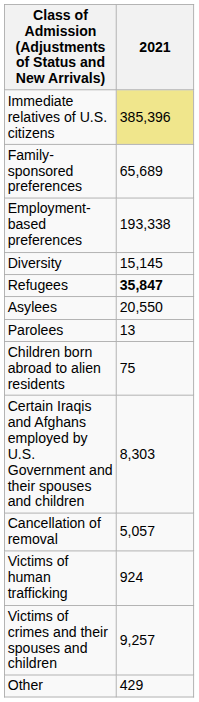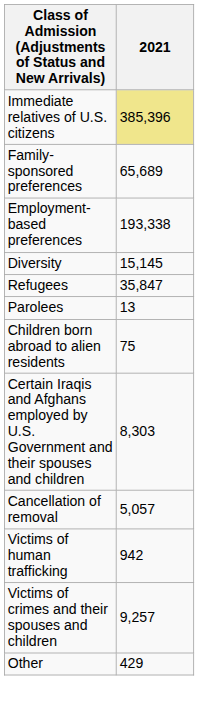(141, 285) bold -> (141, 285) normal
- row: (32, 308)
(132, 578) 924 -> (132, 555) 942
